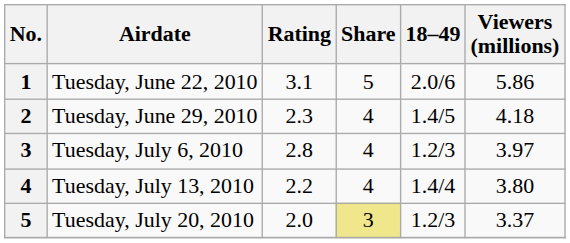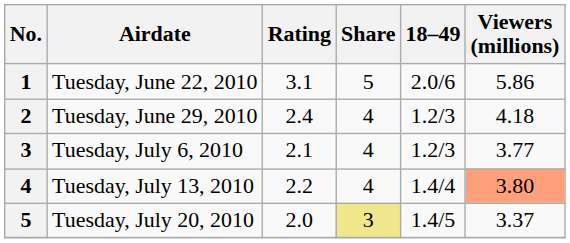(299, 116) 2.3 -> (299, 116) 2.4
(433, 116) 1.4/5 -> (433, 116) 1.2/3
(299, 150) 2.8 -> (299, 150) 2.1
(515, 150) 3.97 -> (515, 150) 3.77
(515, 185) no background -> (515, 185) lightsalmon background
(433, 220) 1.2/3 -> (433, 220) 1.4/5
